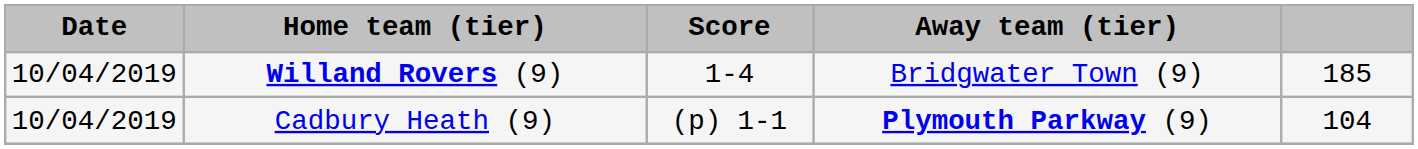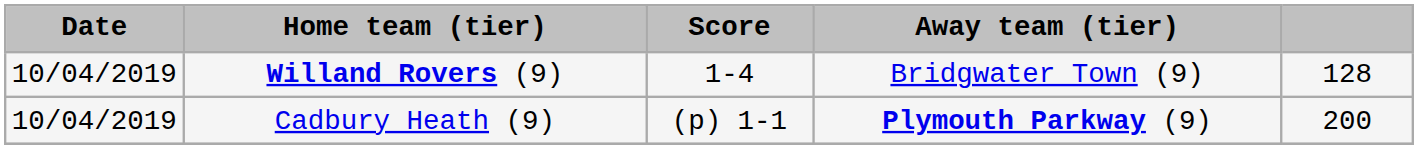(1347, 74) 185 -> (1347, 74) 128
(1347, 120) 104 -> (1347, 120) 200
